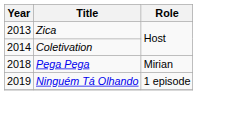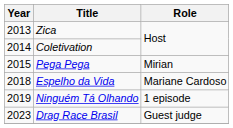(19, 64) 2018 -> (19, 64) 2015
+ row: (75, 82)
+ row: (77, 116)
